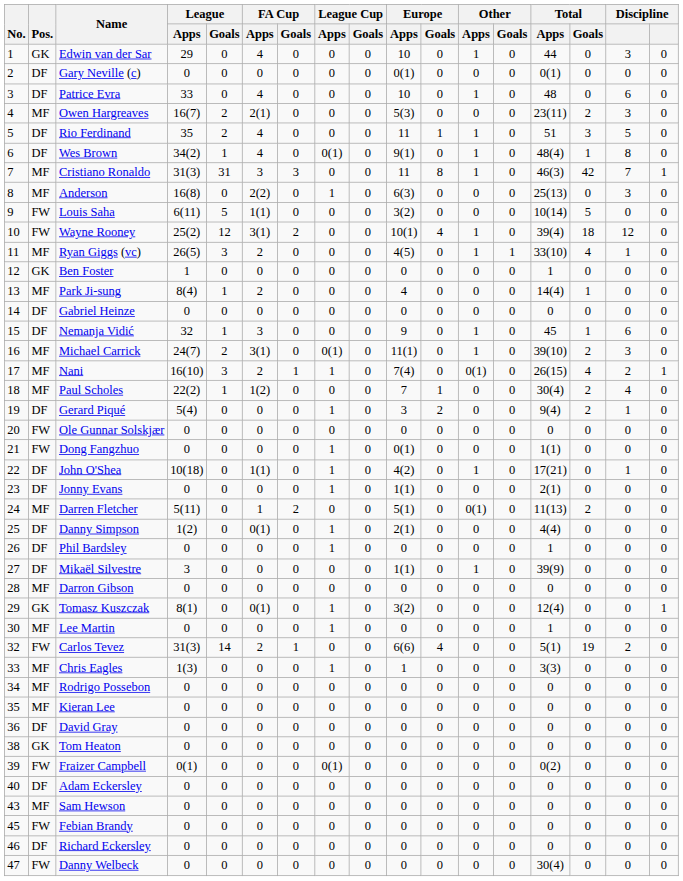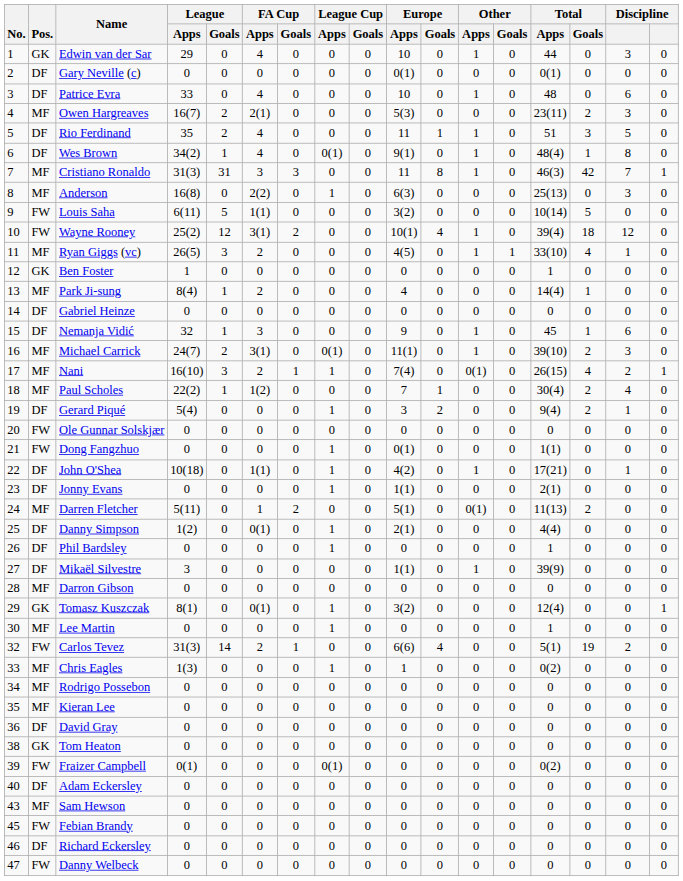(550, 667) 3(3) -> (550, 667) 0(2)
(550, 865) 30(4) -> (550, 865) 0
